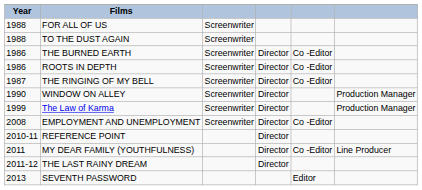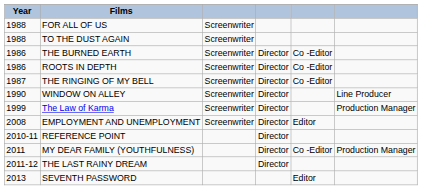(376, 95) Production Manager -> (364, 95) Line Producer
(313, 123) Co -Editor -> (304, 123) Editor
(364, 150) Line Producer -> (376, 150) Production Manager
